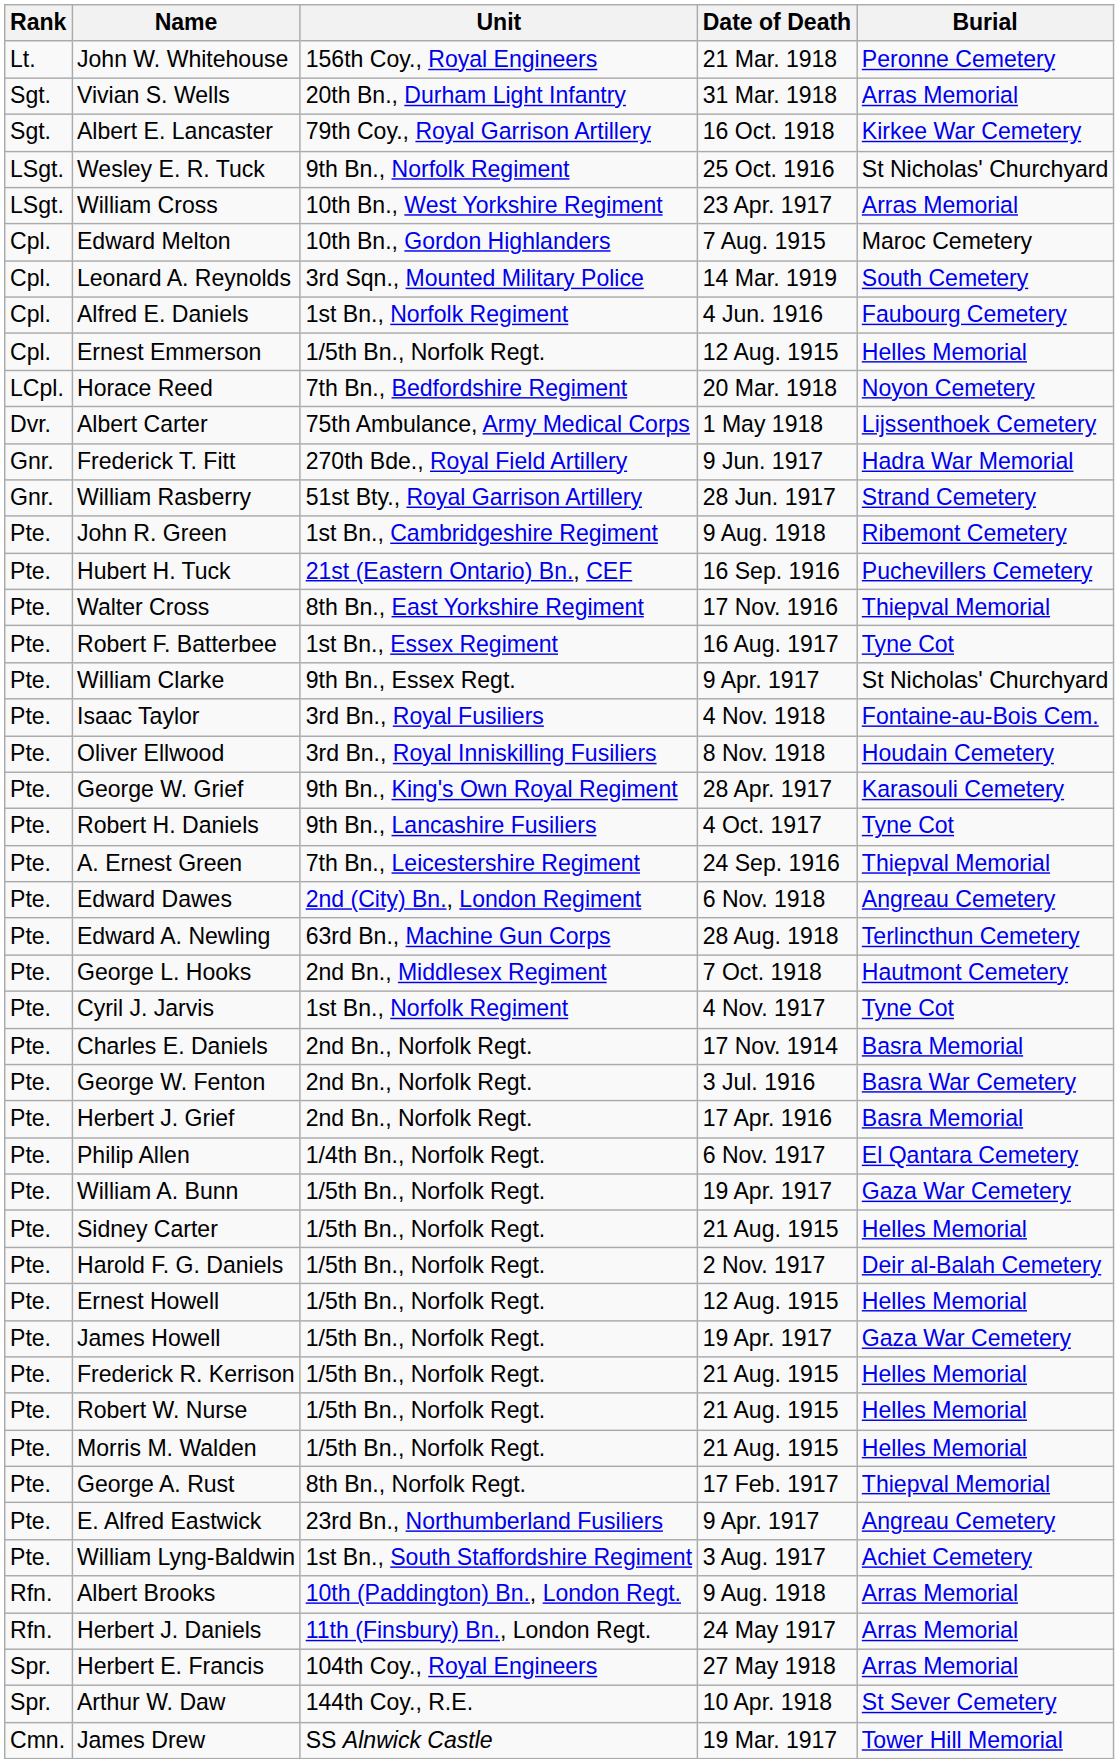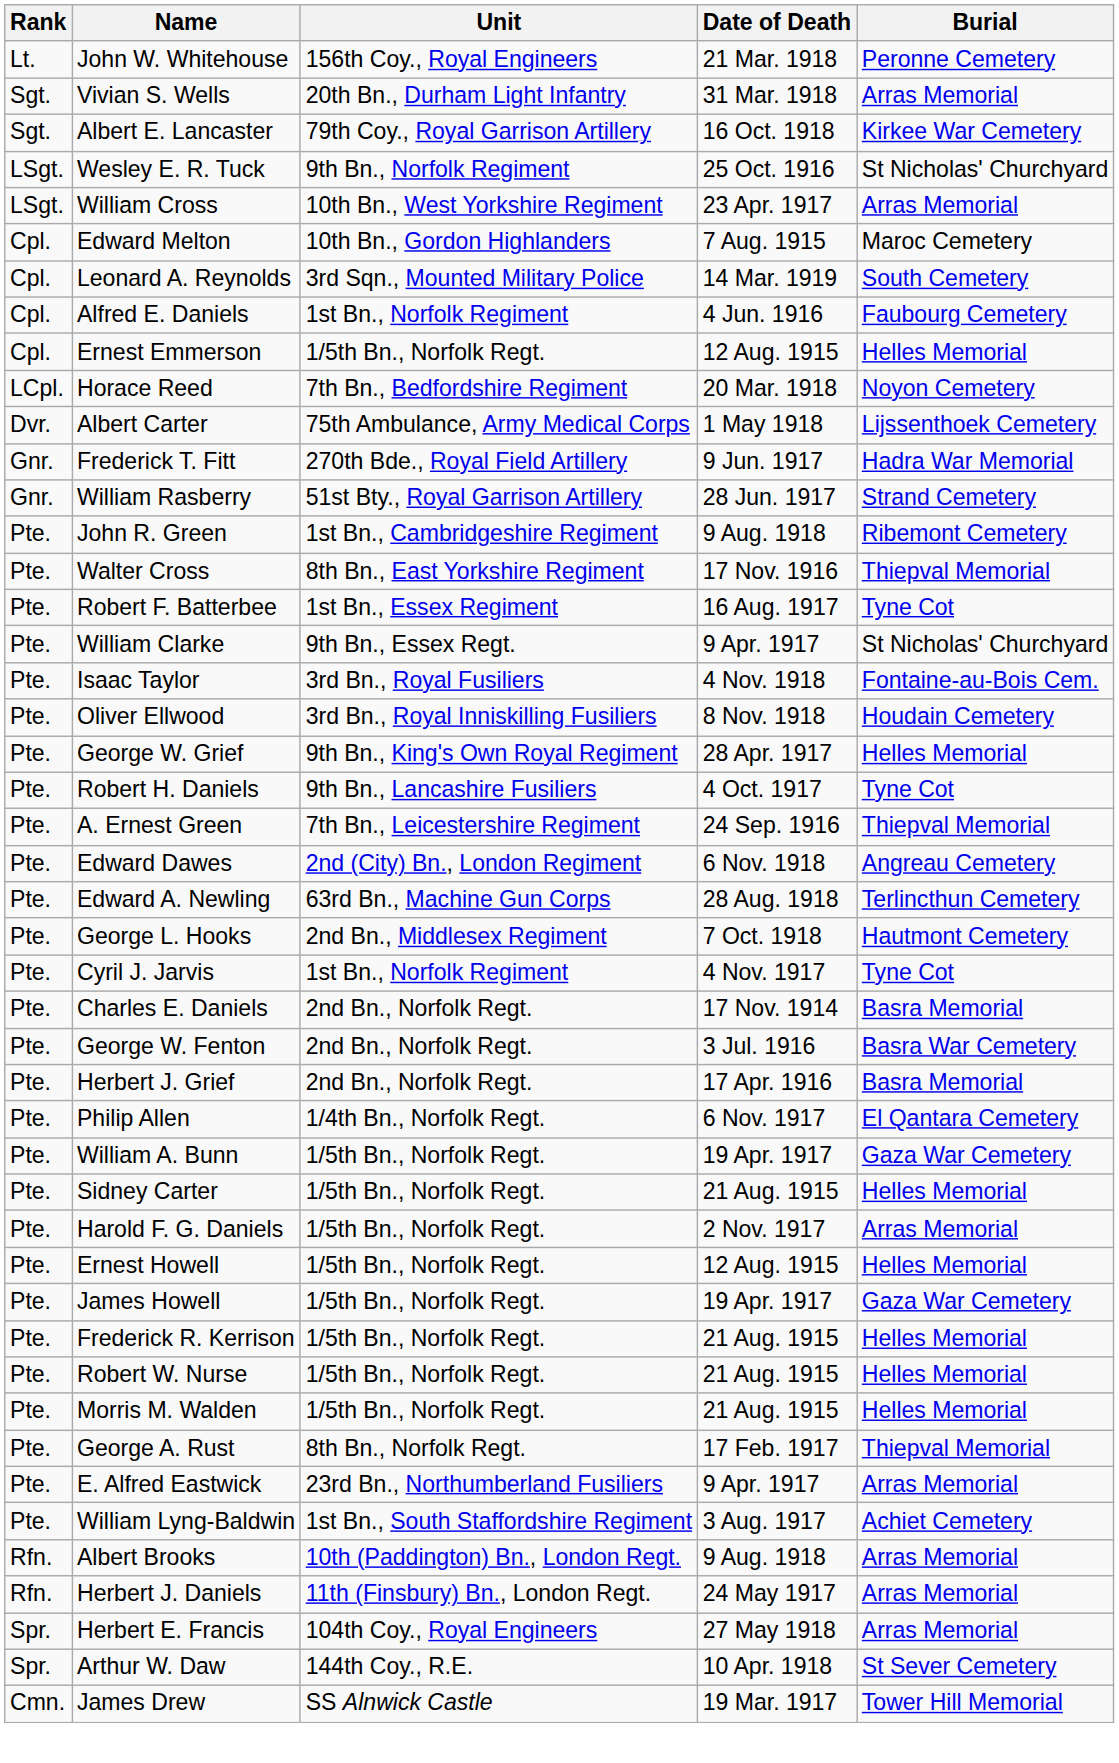- row: (154, 570)
(963, 790) Karasouli Cemetery -> (944, 753) Helles Memorial
(982, 1265) Deir al-Balah Cemetery -> (940, 1228) Arras Memorial
(959, 1520) Angreau Cemetery -> (940, 1484) Arras Memorial
